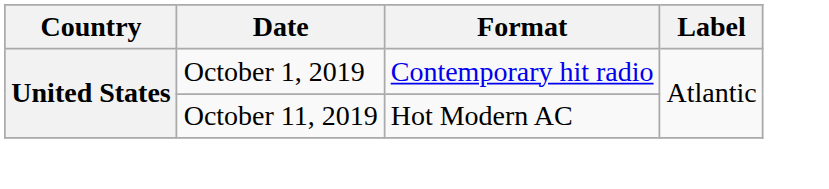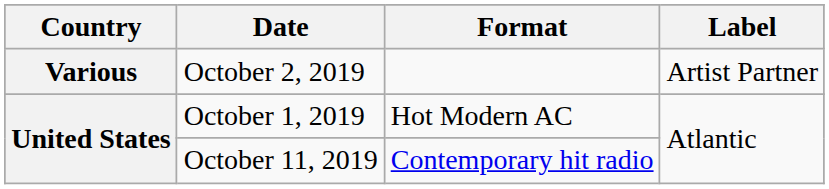+ row: (274, 71)
(522, 71) Contemporary hit radio -> (482, 115) Hot Modern AC
(482, 115) Hot Modern AC -> (522, 159) Contemporary hit radio
